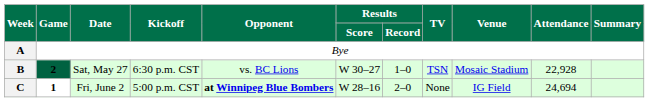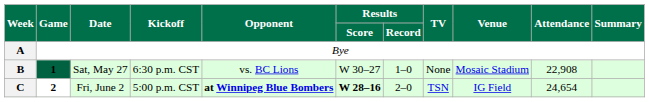(53, 69) 2 -> (53, 69) 1
(438, 69) TSN -> (438, 69) None
(561, 69) 22,928 -> (562, 69) 22,908
(53, 88) 1 -> (53, 88) 2
(359, 88) normal -> (360, 88) bold
(438, 88) None -> (438, 88) TSN
(561, 88) 24,694 -> (562, 88) 24,654
